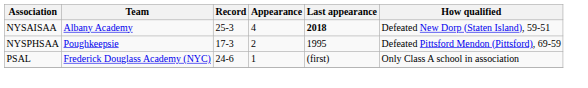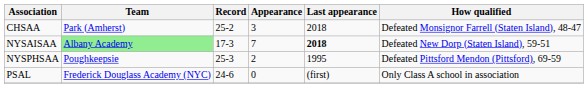+ row: (23, 28)
(98, 28) no background -> (98, 43) lightgreen background
(225, 28) 25-3 -> (225, 43) 17-3
(253, 28) 4 -> (253, 43) 7
(225, 43) 17-3 -> (225, 59) 25-3
(253, 59) 1 -> (253, 75) 0
